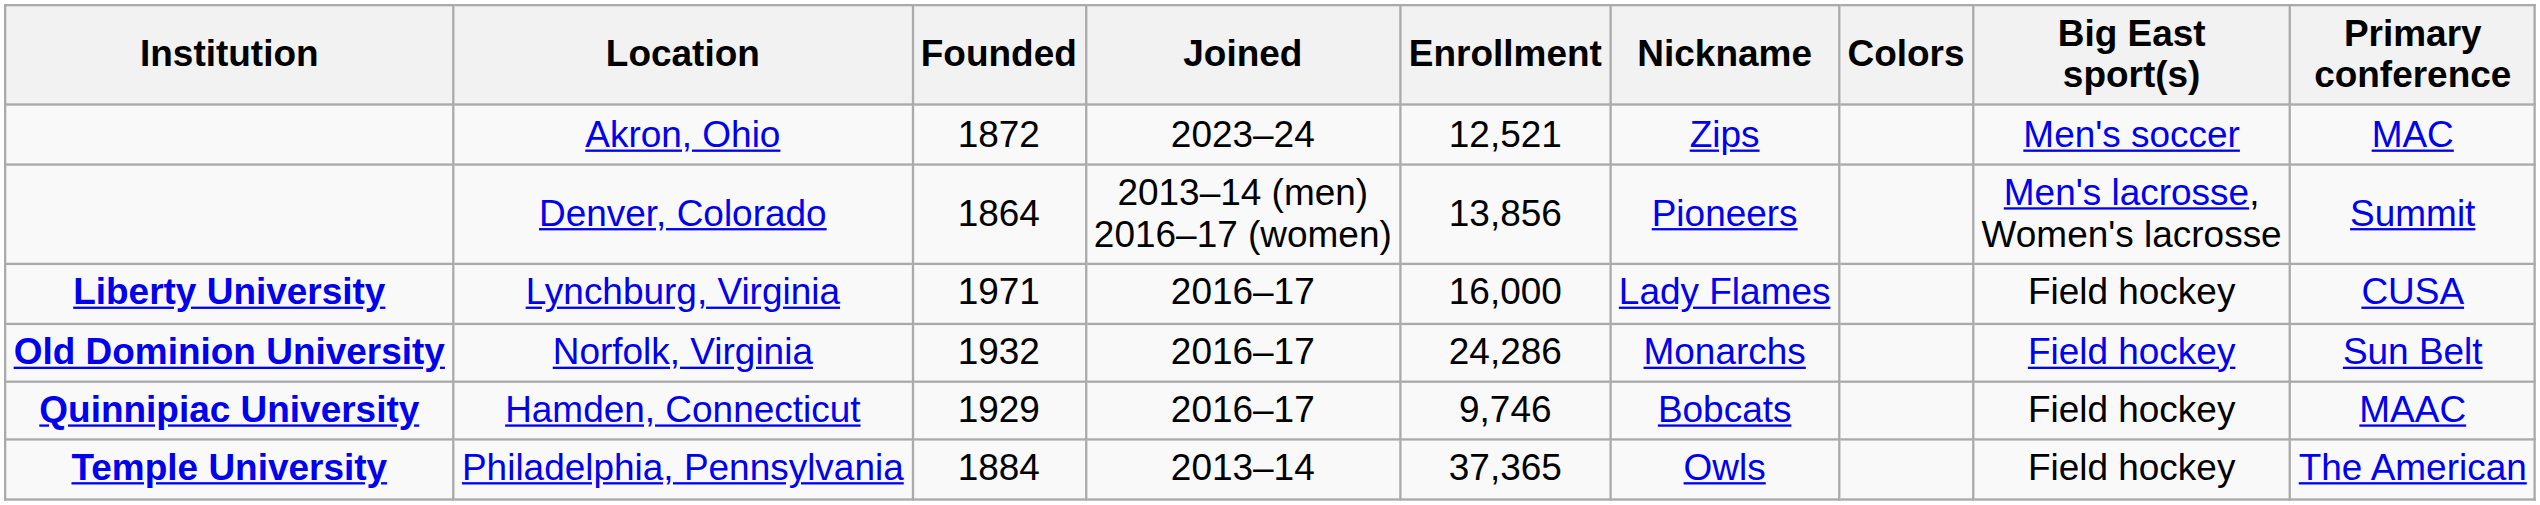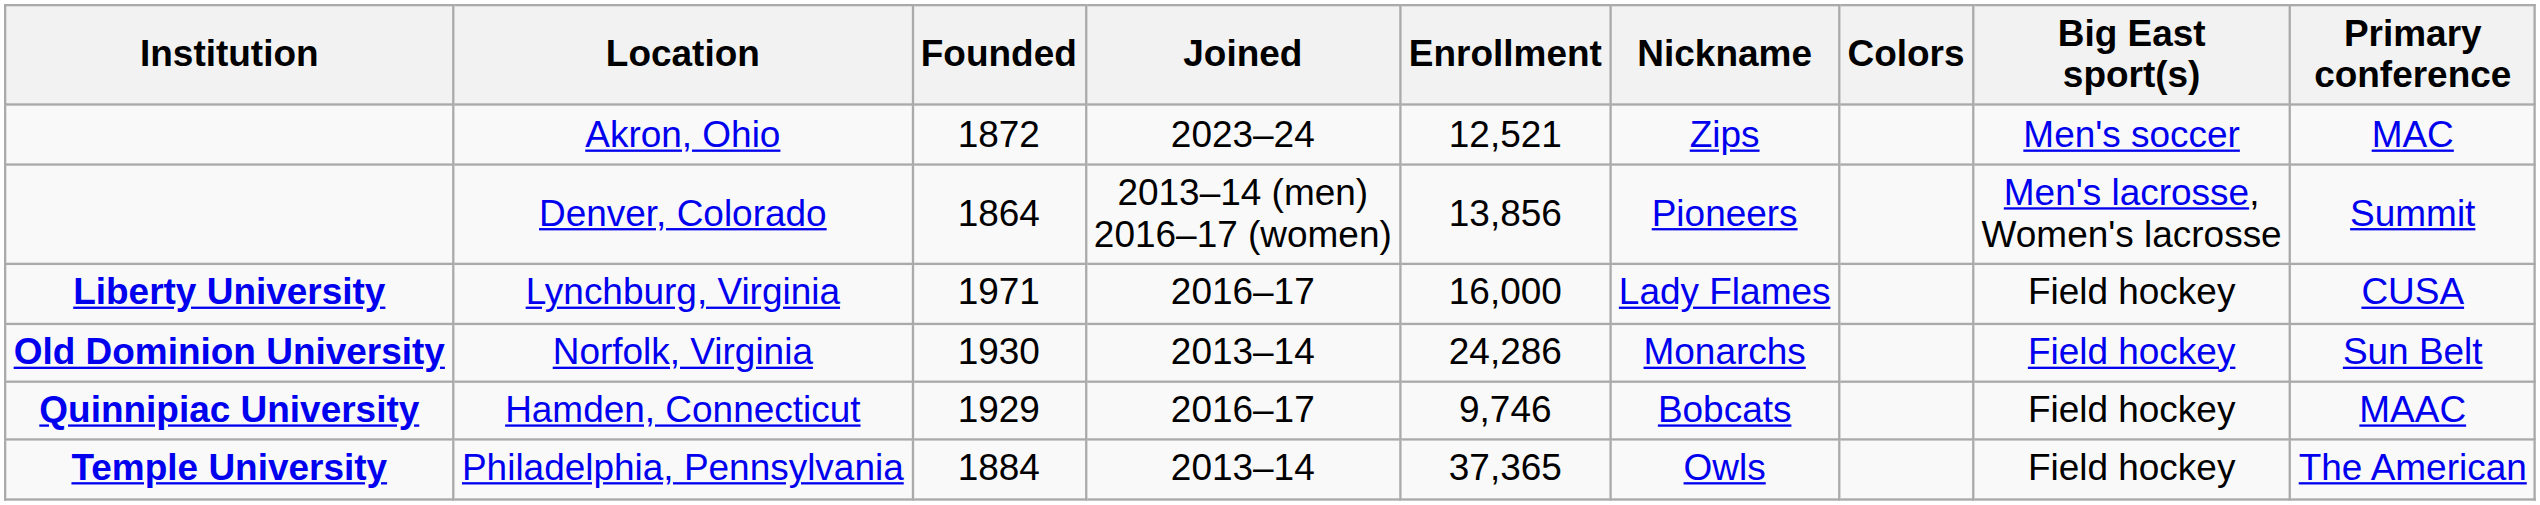(999, 351) 1932 -> (999, 351) 1930
(1243, 351) 2016–17 -> (1243, 351) 2013–14
